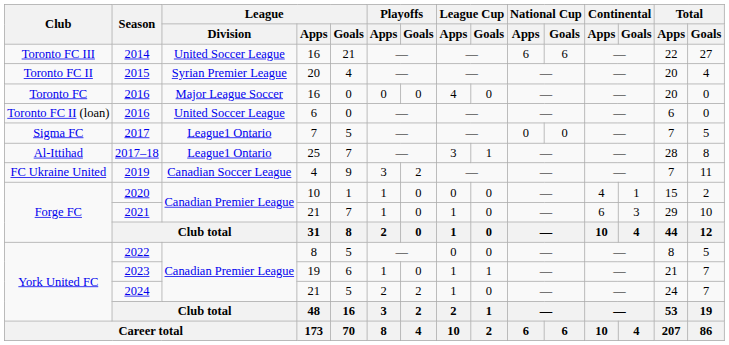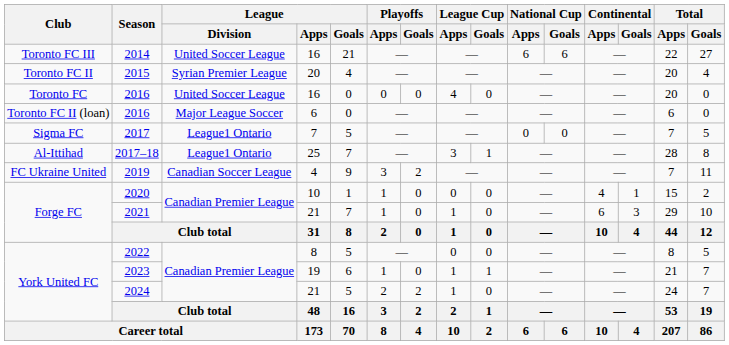(229, 93) Major League Soccer -> (229, 93) United Soccer League
(229, 113) United Soccer League -> (229, 113) Major League Soccer
